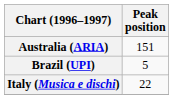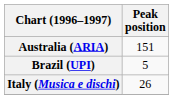(145, 84) 22 -> (145, 84) 26
